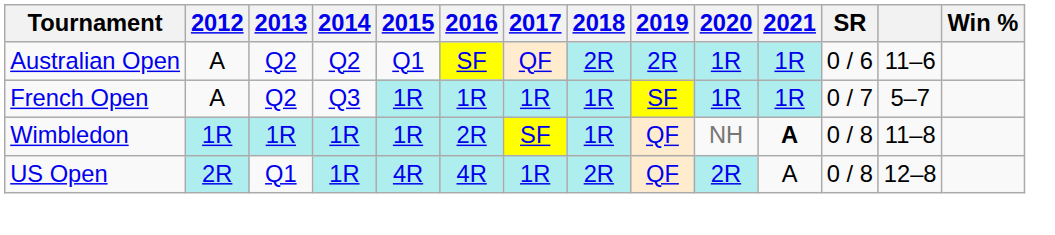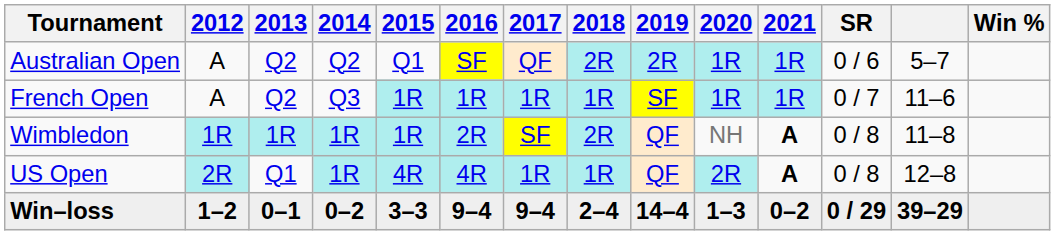(910, 60) 11–6 -> (930, 60) 5–7
(910, 98) 5–7 -> (930, 98) 11–6
(599, 135) 1R -> (599, 135) 2R
(599, 173) 2R -> (599, 173) 1R
(790, 173) normal -> (790, 173) bold
+ row: (62, 211)
